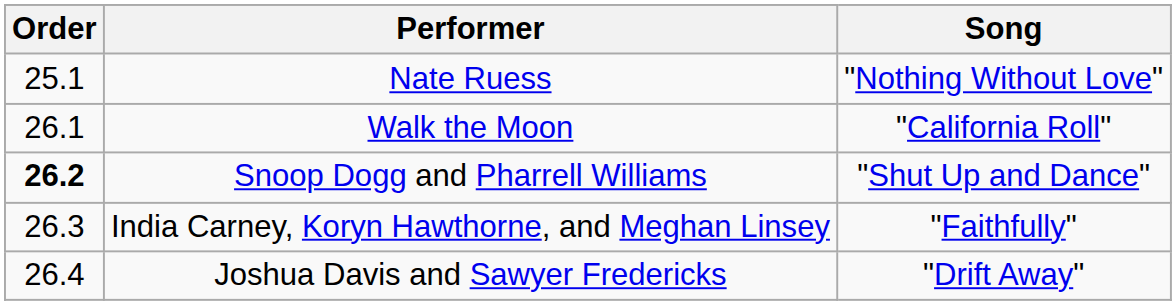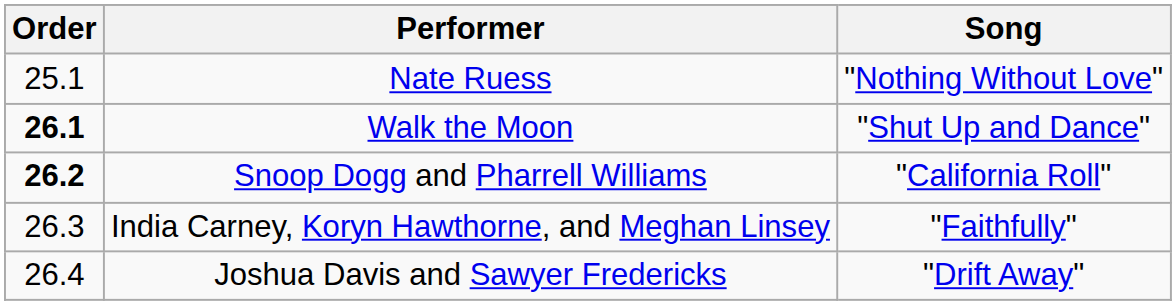(54, 127) normal -> (54, 127) bold
(1004, 127) "California Roll" -> (1004, 127) "Shut Up and Dance"
(1004, 176) "Shut Up and Dance" -> (1004, 176) "California Roll"
